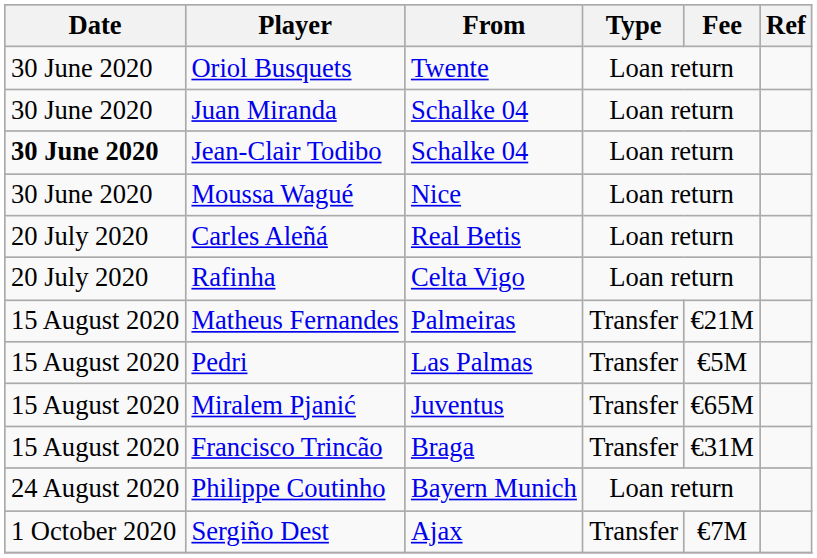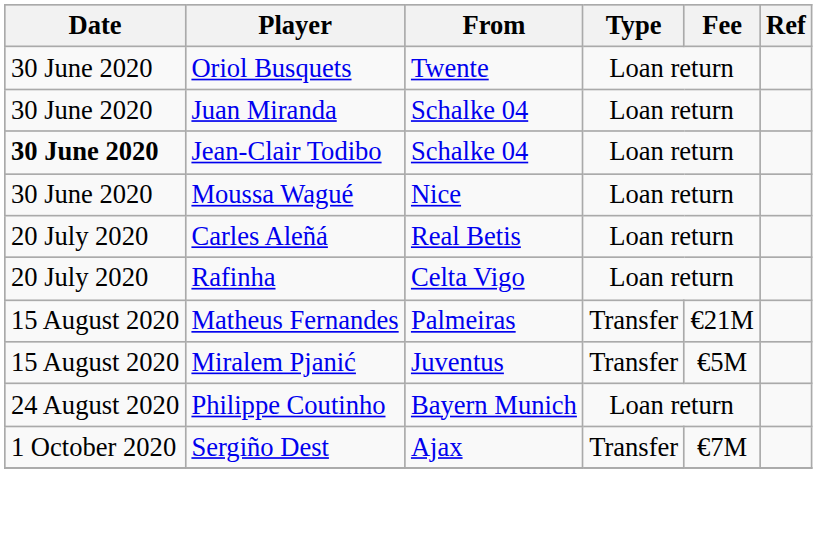- row: (219, 362)
(722, 404) €65M -> (722, 362) €5M
- row: (287, 446)
